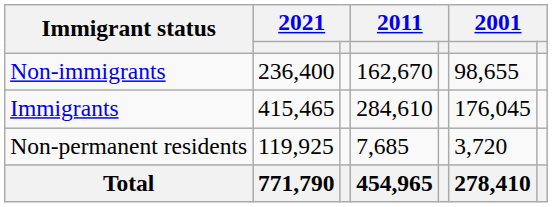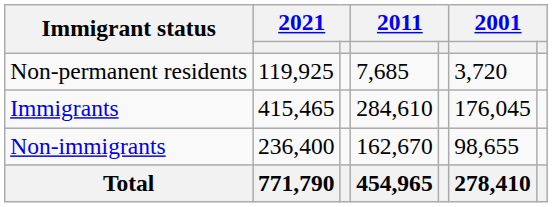rows swapped: (88, 71) <-> (129, 145)
